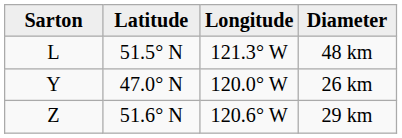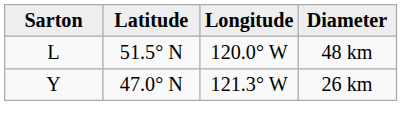(249, 52) 121.3° W -> (249, 52) 120.0° W
(249, 84) 120.0° W -> (249, 84) 121.3° W
- row: (347, 116)
